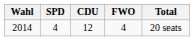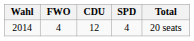columns swapped: (55, 12) <-> (123, 12)
